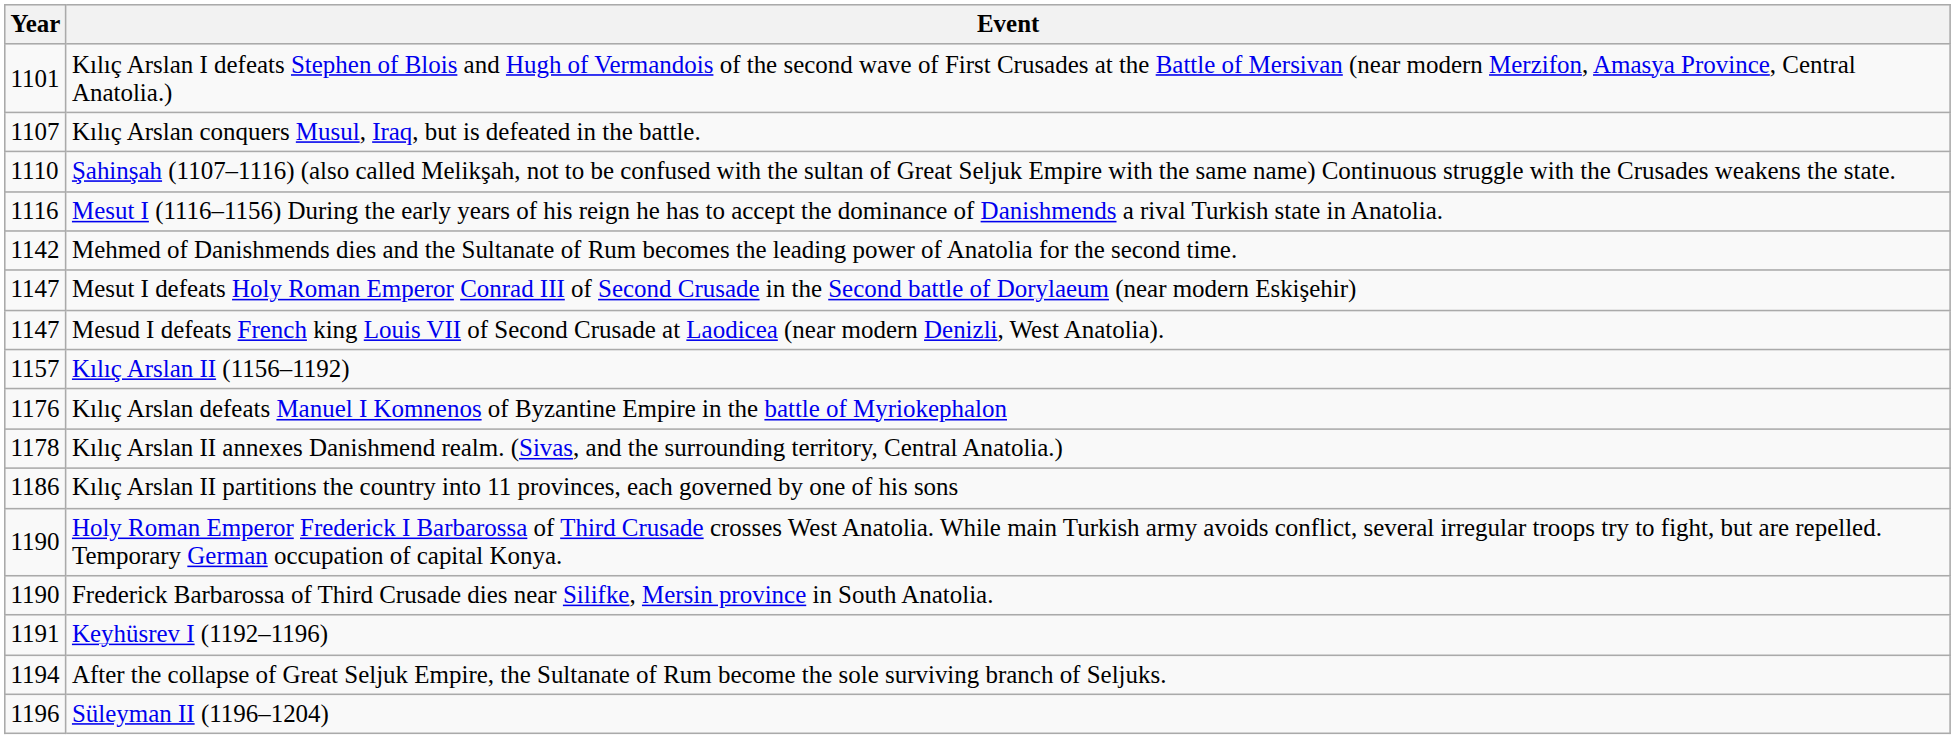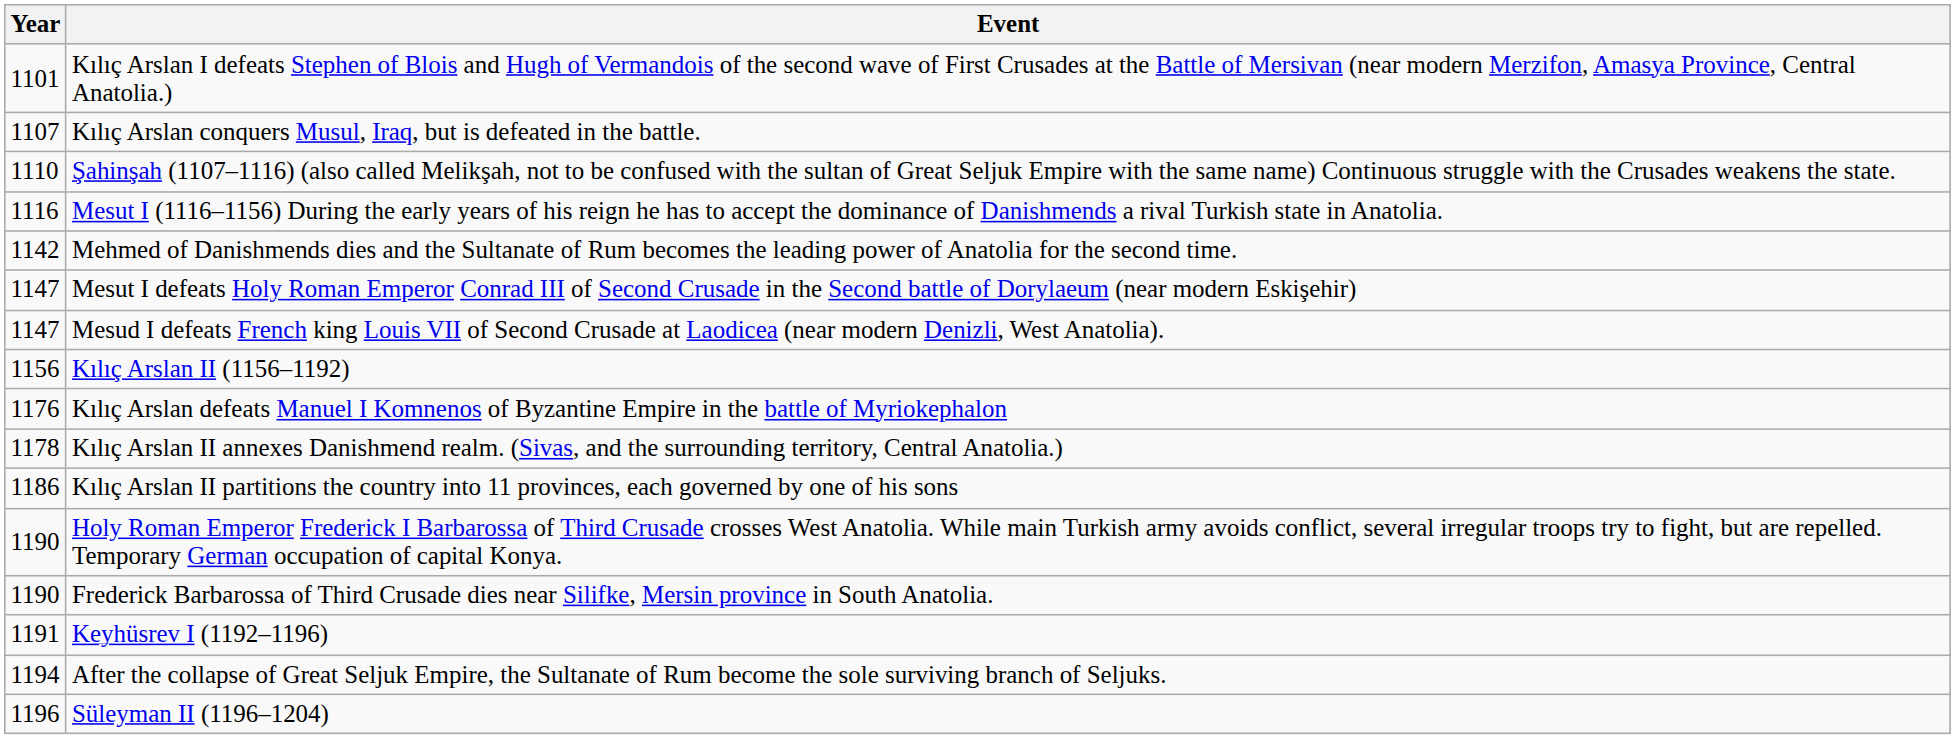(35, 369) 1157 -> (35, 369) 1156
